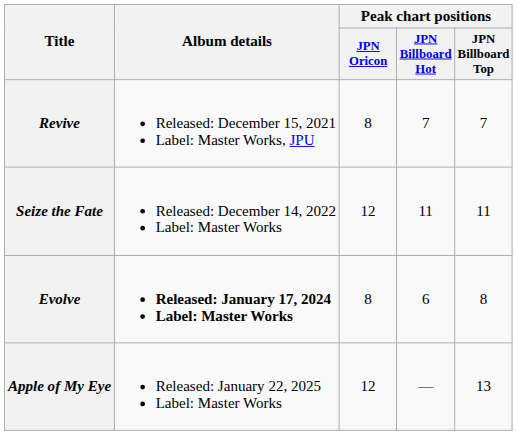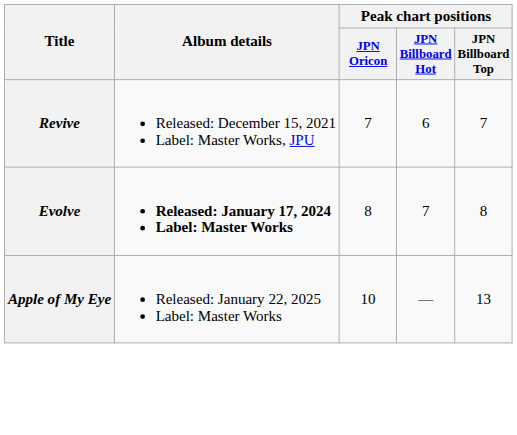(368, 123) 8 -> (368, 123) 7
(426, 123) 7 -> (426, 123) 6
- row: (60, 211)
(426, 298) 6 -> (426, 211) 7
(368, 386) 12 -> (368, 298) 10
